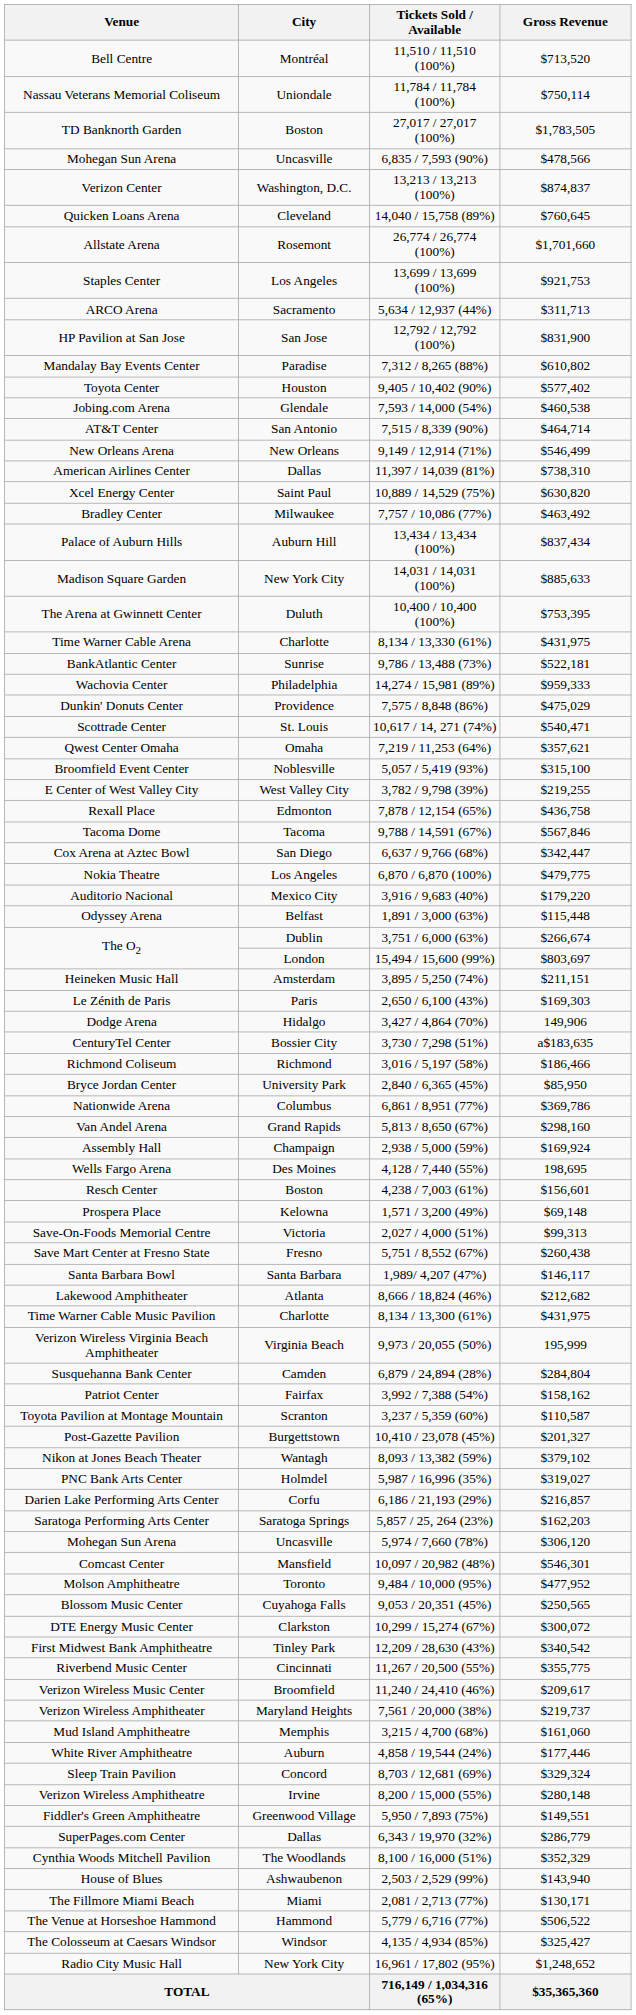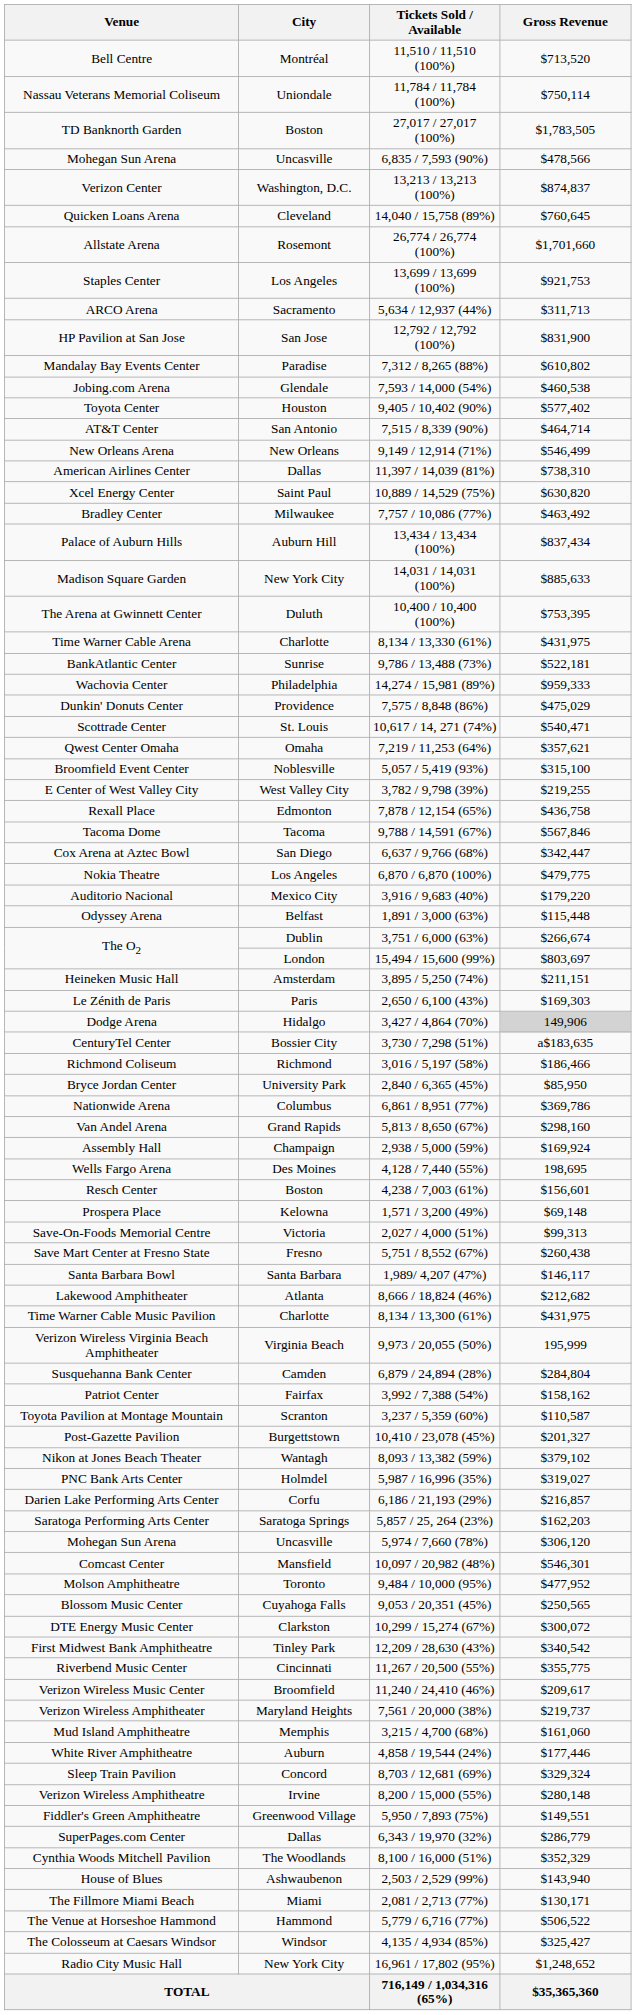rows swapped: (122, 408) <-> (122, 387)
(565, 1021) no background -> (565, 1021) lightgrey background
